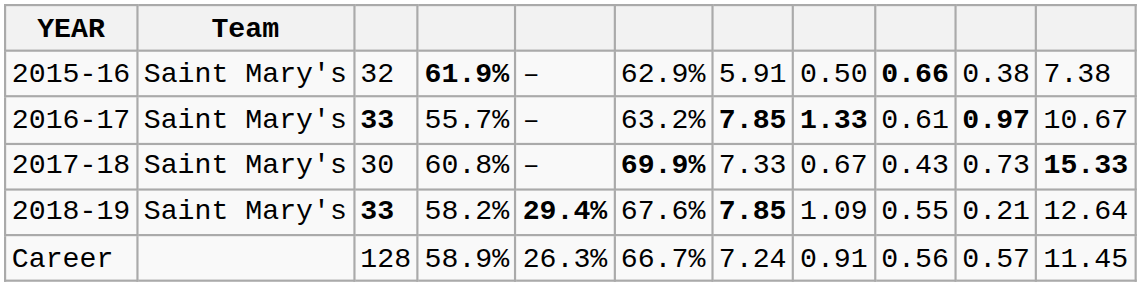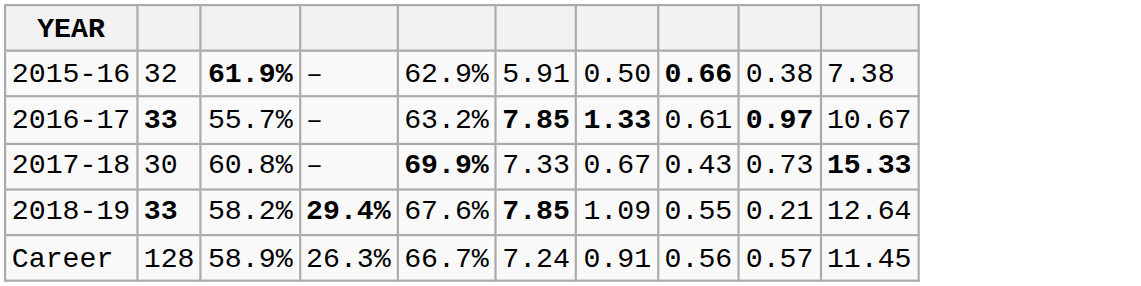- column: (245, 28)
